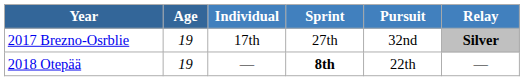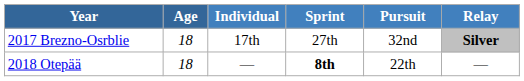(186, 40) 19 -> (186, 40) 18
(186, 64) 19 -> (186, 64) 18
